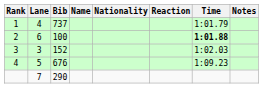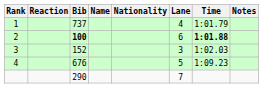columns swapped: (39, 11) <-> (171, 11)
(60, 37) normal -> (79, 37) bold
